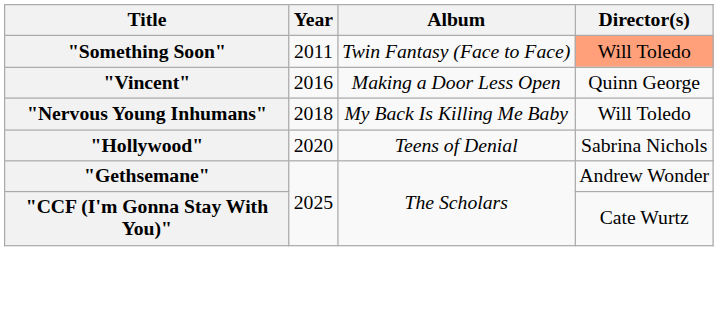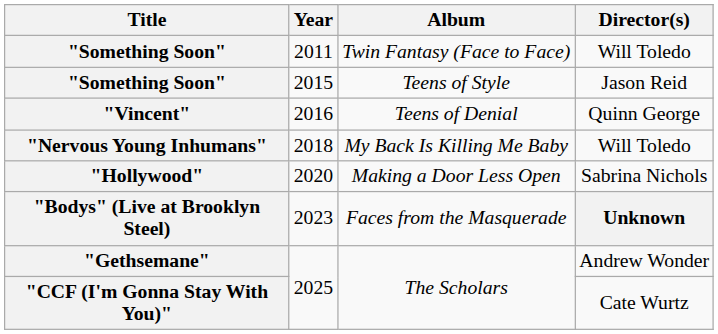(644, 51) lightsalmon background -> (644, 51) no background
+ row: (147, 82)
(456, 82) Making a Door Less Open -> (456, 113) Teens of Denial
(456, 144) Teens of Denial -> (456, 176) Making a Door Less Open
+ row: (147, 218)
